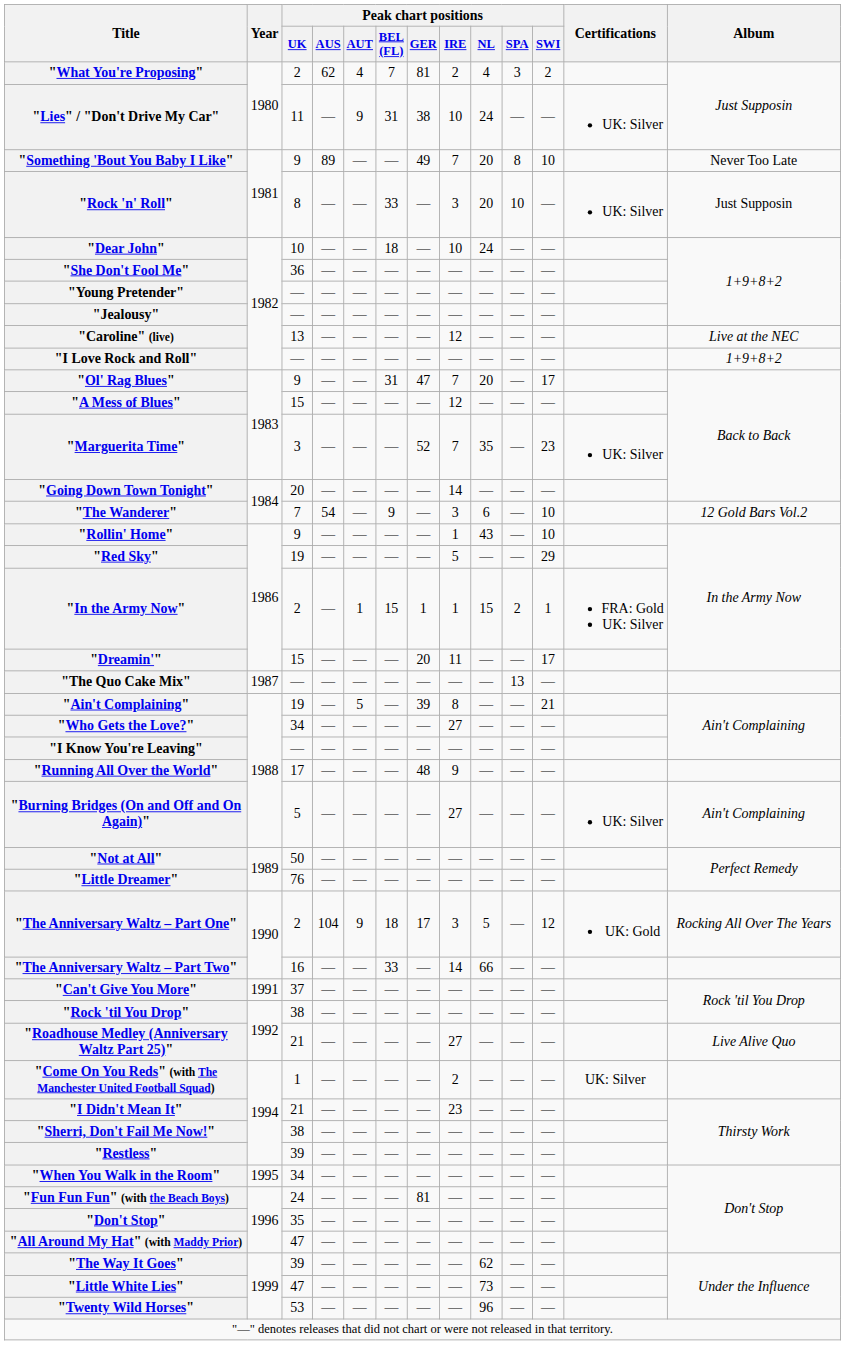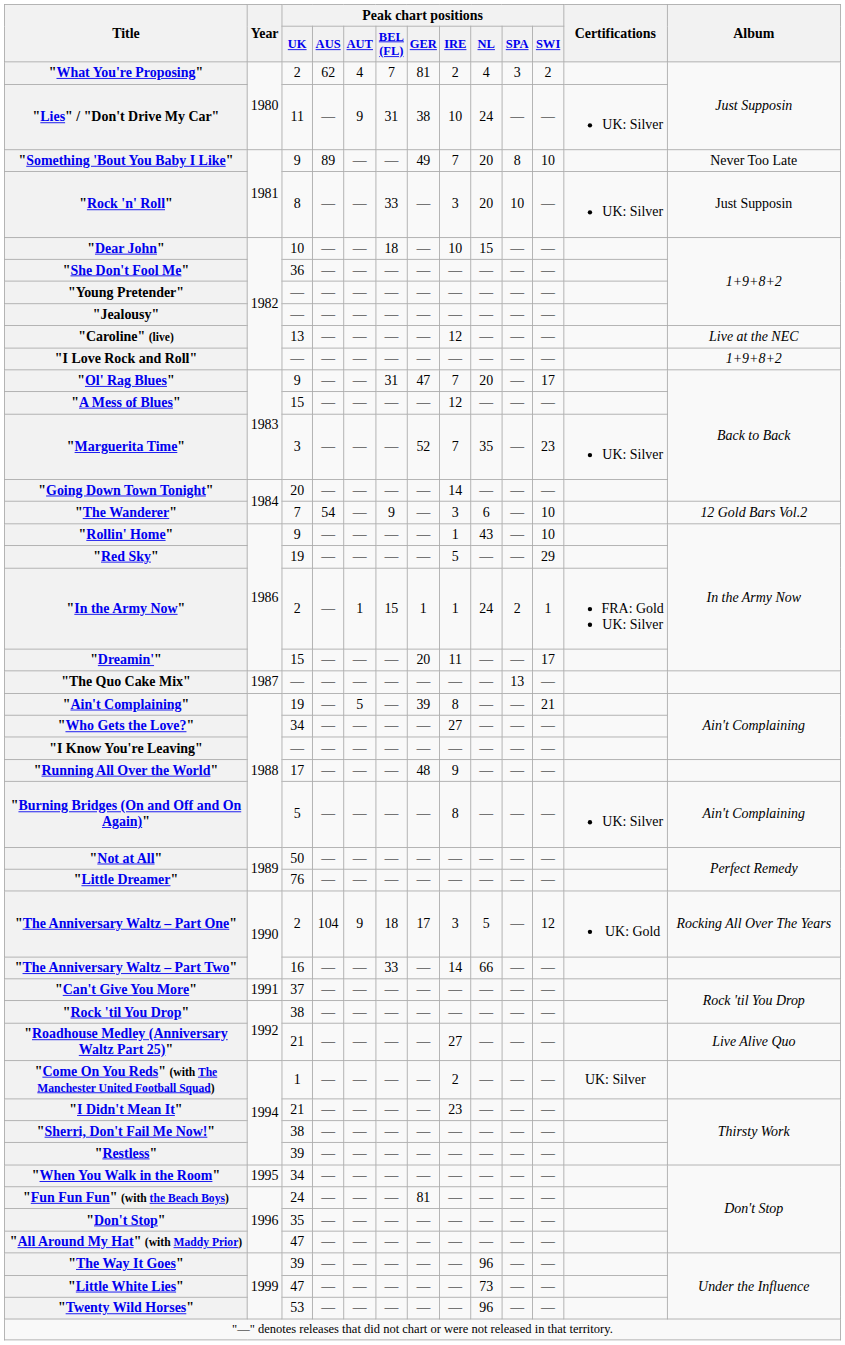(486, 248) 24 -> (486, 248) 15
(486, 608) 15 -> (486, 608) 24
(455, 814) 27 -> (455, 814) 8
(486, 1264) 62 -> (486, 1264) 96
